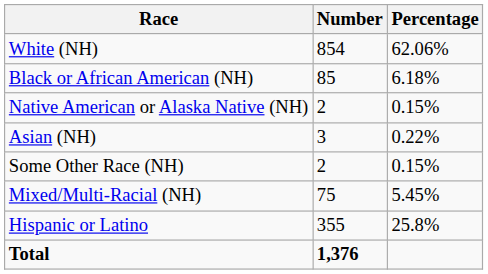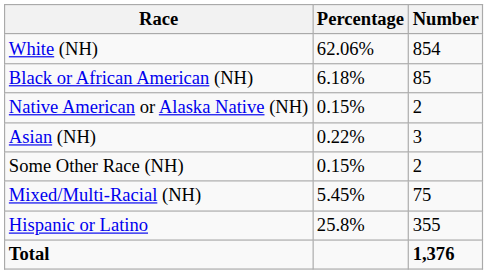columns swapped: (350, 19) <-> (435, 19)
